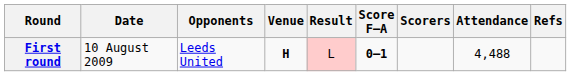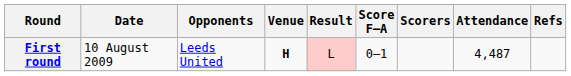(376, 54) bold -> (376, 54) normal
(492, 54) 4,488 -> (492, 54) 4,487
